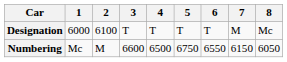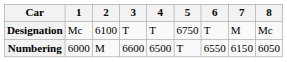(79, 30) 6000 -> (75, 30) Mc
(180, 30) T -> (188, 30) 6750
(75, 48) Mc -> (79, 48) 6000
(188, 48) 6750 -> (180, 48) T
